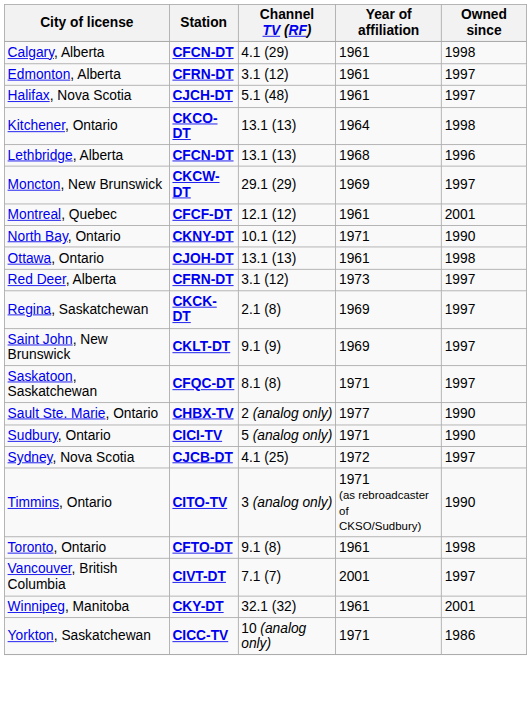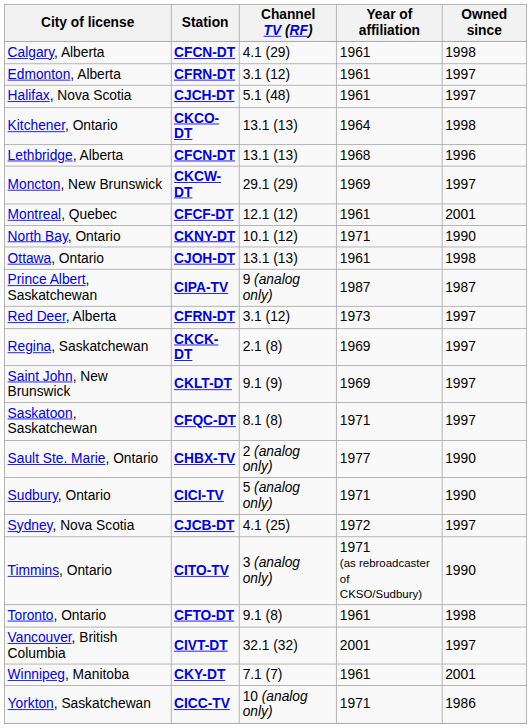+ row: (52, 287)
(261, 577) 7.1 (7) -> (270, 645) 32.1 (32)
(269, 606) 32.1 (32) -> (263, 674) 7.1 (7)
